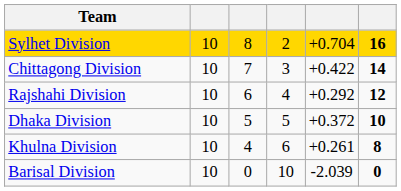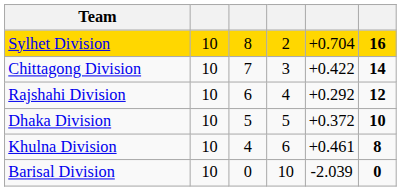(332, 146) +0.261 -> (332, 146) +0.461
